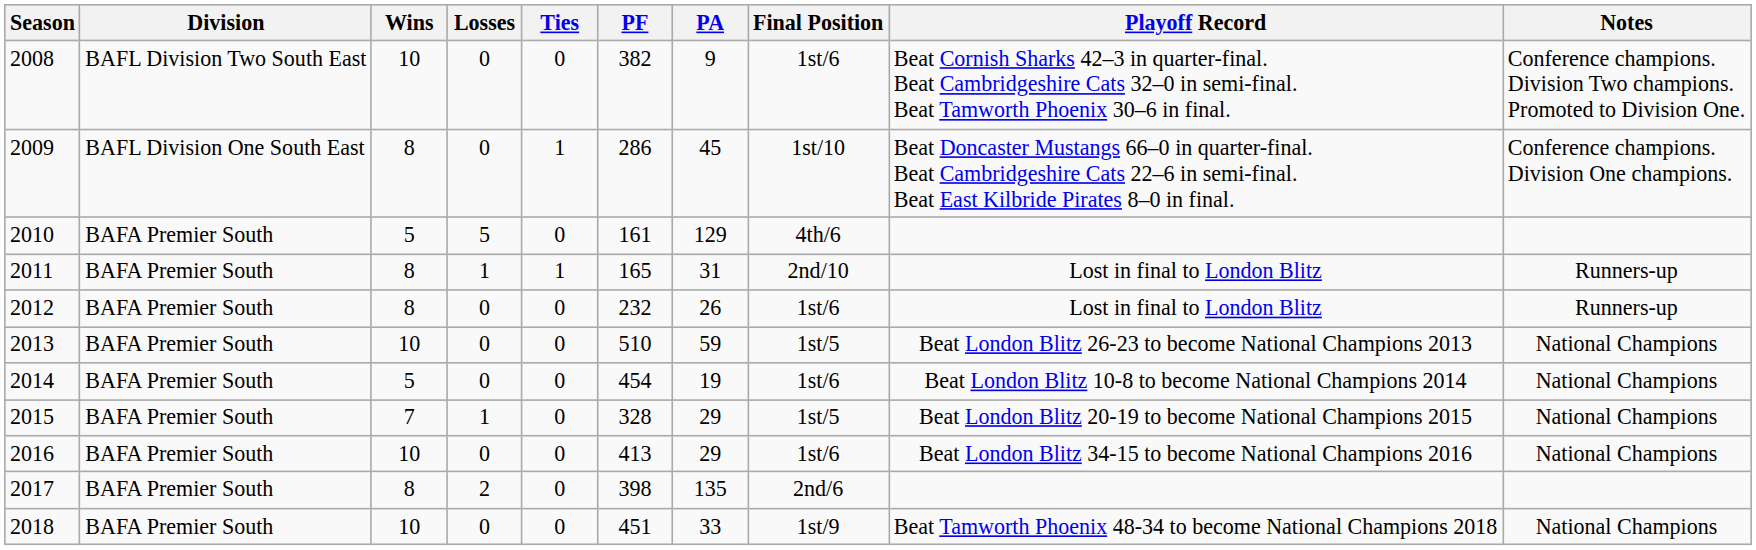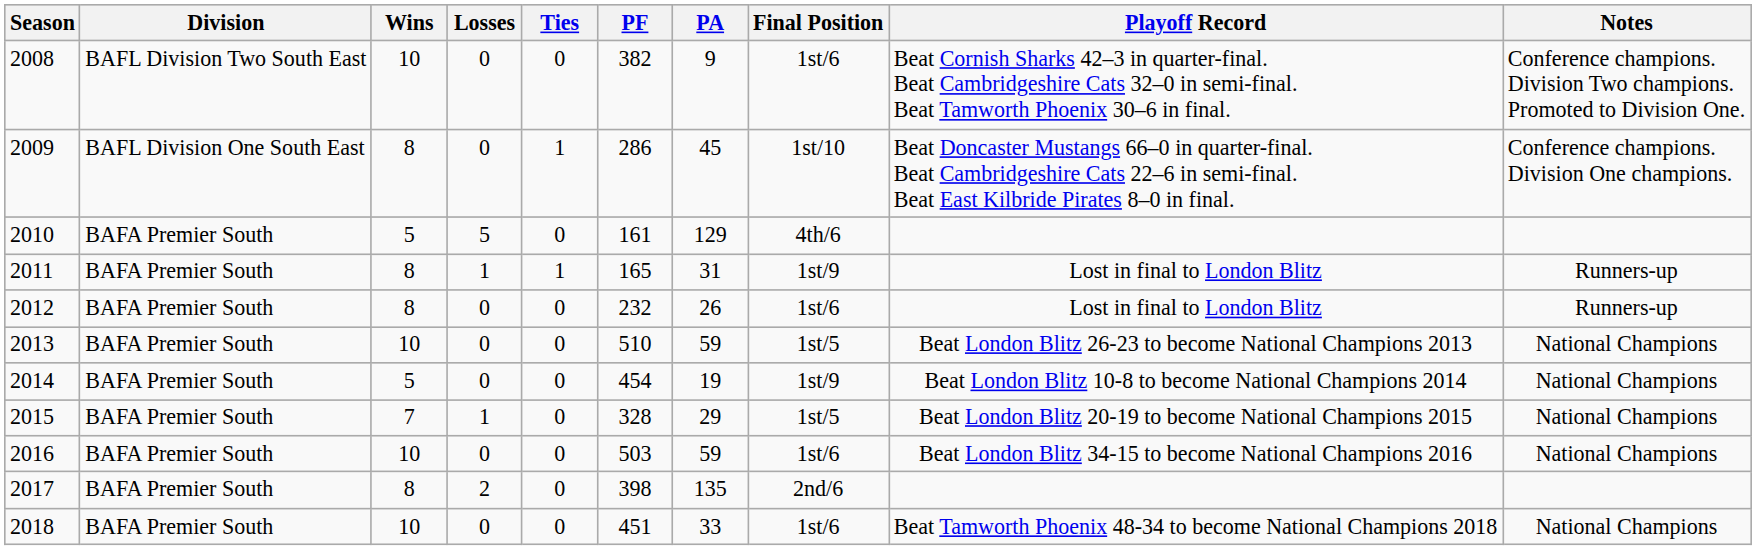(818, 271) 2nd/10 -> (818, 271) 1st/9
(818, 380) 1st/6 -> (818, 380) 1st/9
(635, 453) 413 -> (635, 453) 503
(710, 453) 29 -> (710, 453) 59
(818, 525) 1st/9 -> (818, 525) 1st/6
